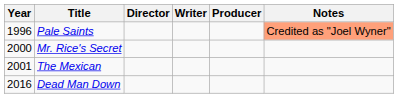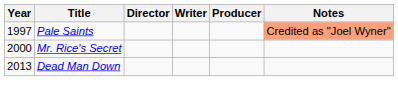(19, 31) 1996 -> (19, 31) 1997
- row: (69, 66)
(19, 84) 2016 -> (19, 66) 2013
